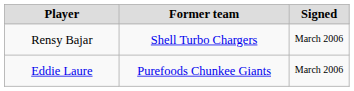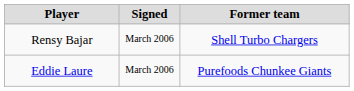columns swapped: (319, 14) <-> (204, 14)
